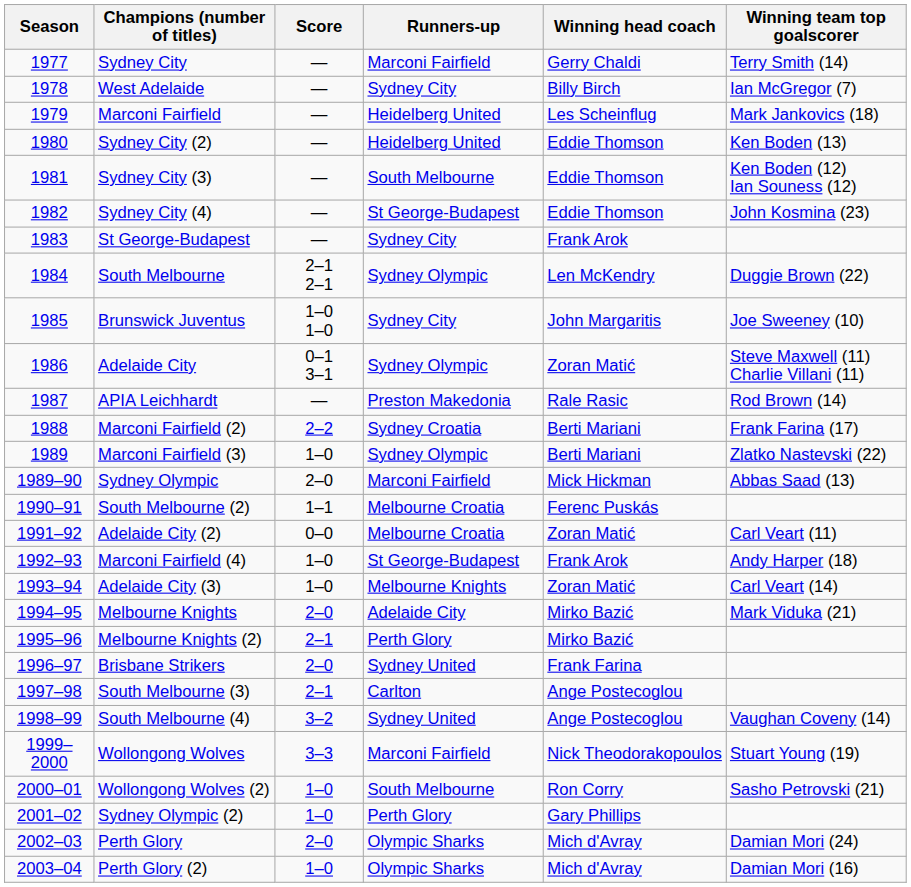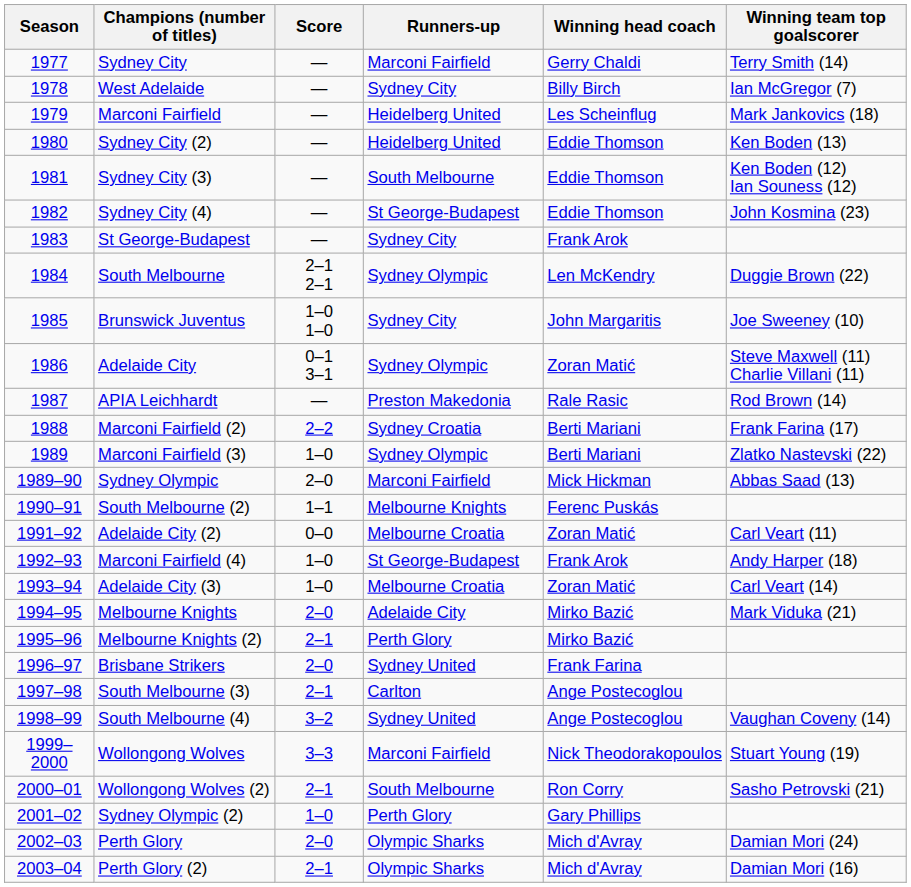(436, 507) Melbourne Croatia -> (437, 507) Melbourne Knights
(437, 586) Melbourne Knights -> (436, 586) Melbourne Croatia
(319, 789) 1–0 -> (319, 789) 2–1
(319, 868) 1–0 -> (319, 868) 2–1
